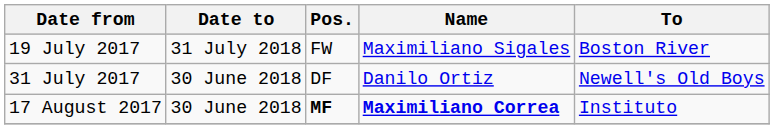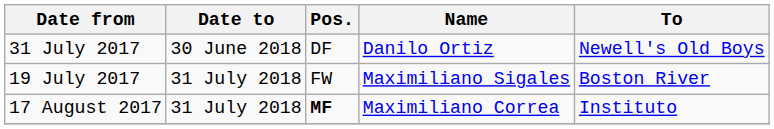rows swapped: (75, 49) <-> (75, 79)
(236, 109) 30 June 2018 -> (236, 109) 31 July 2018
(461, 109) bold -> (461, 109) normal
